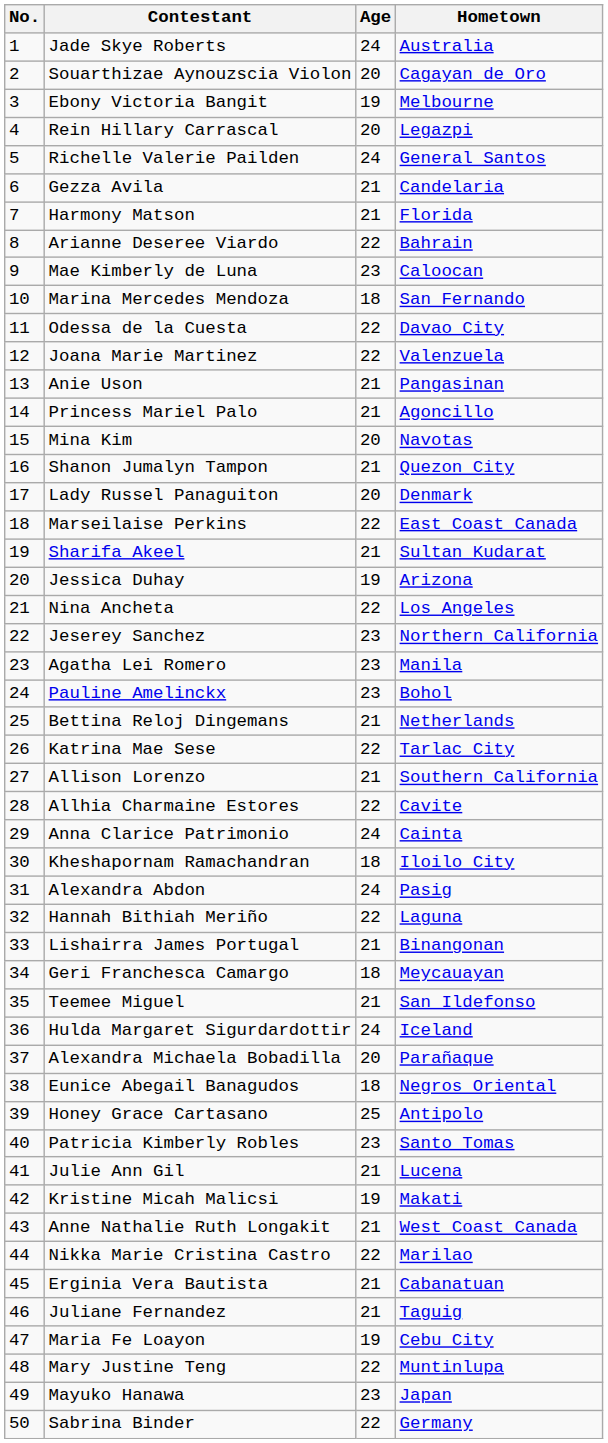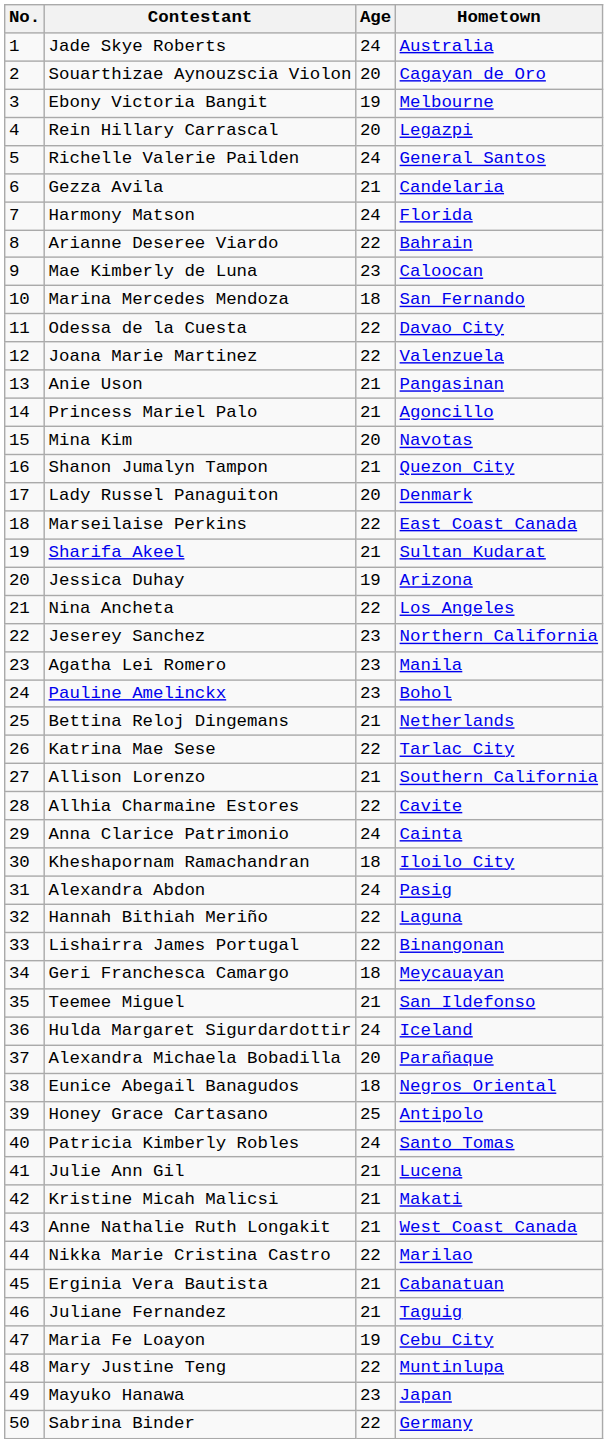(370, 216) 21 -> (370, 216) 24
(370, 947) 21 -> (370, 947) 22
(370, 1144) 23 -> (370, 1144) 24
(370, 1200) 19 -> (370, 1200) 21
